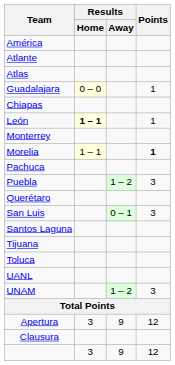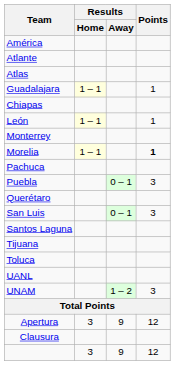(90, 89) 0 – 0 -> (90, 89) 1 – 1
(90, 120) bold -> (90, 120) normal
(121, 182) 1 – 2 -> (121, 182) 0 – 1
